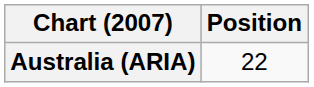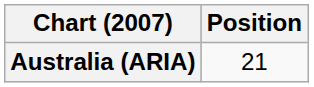(254, 61) 22 -> (254, 61) 21
